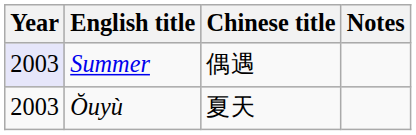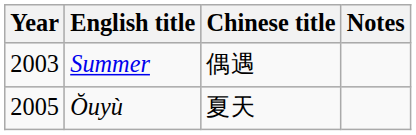(35, 64) lavender background -> (35, 64) no background
(35, 107) 2003 -> (35, 107) 2005
